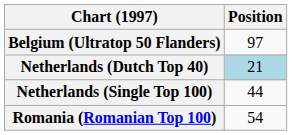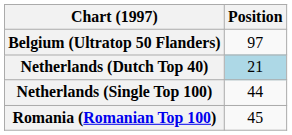(255, 117) 54 -> (255, 117) 45
